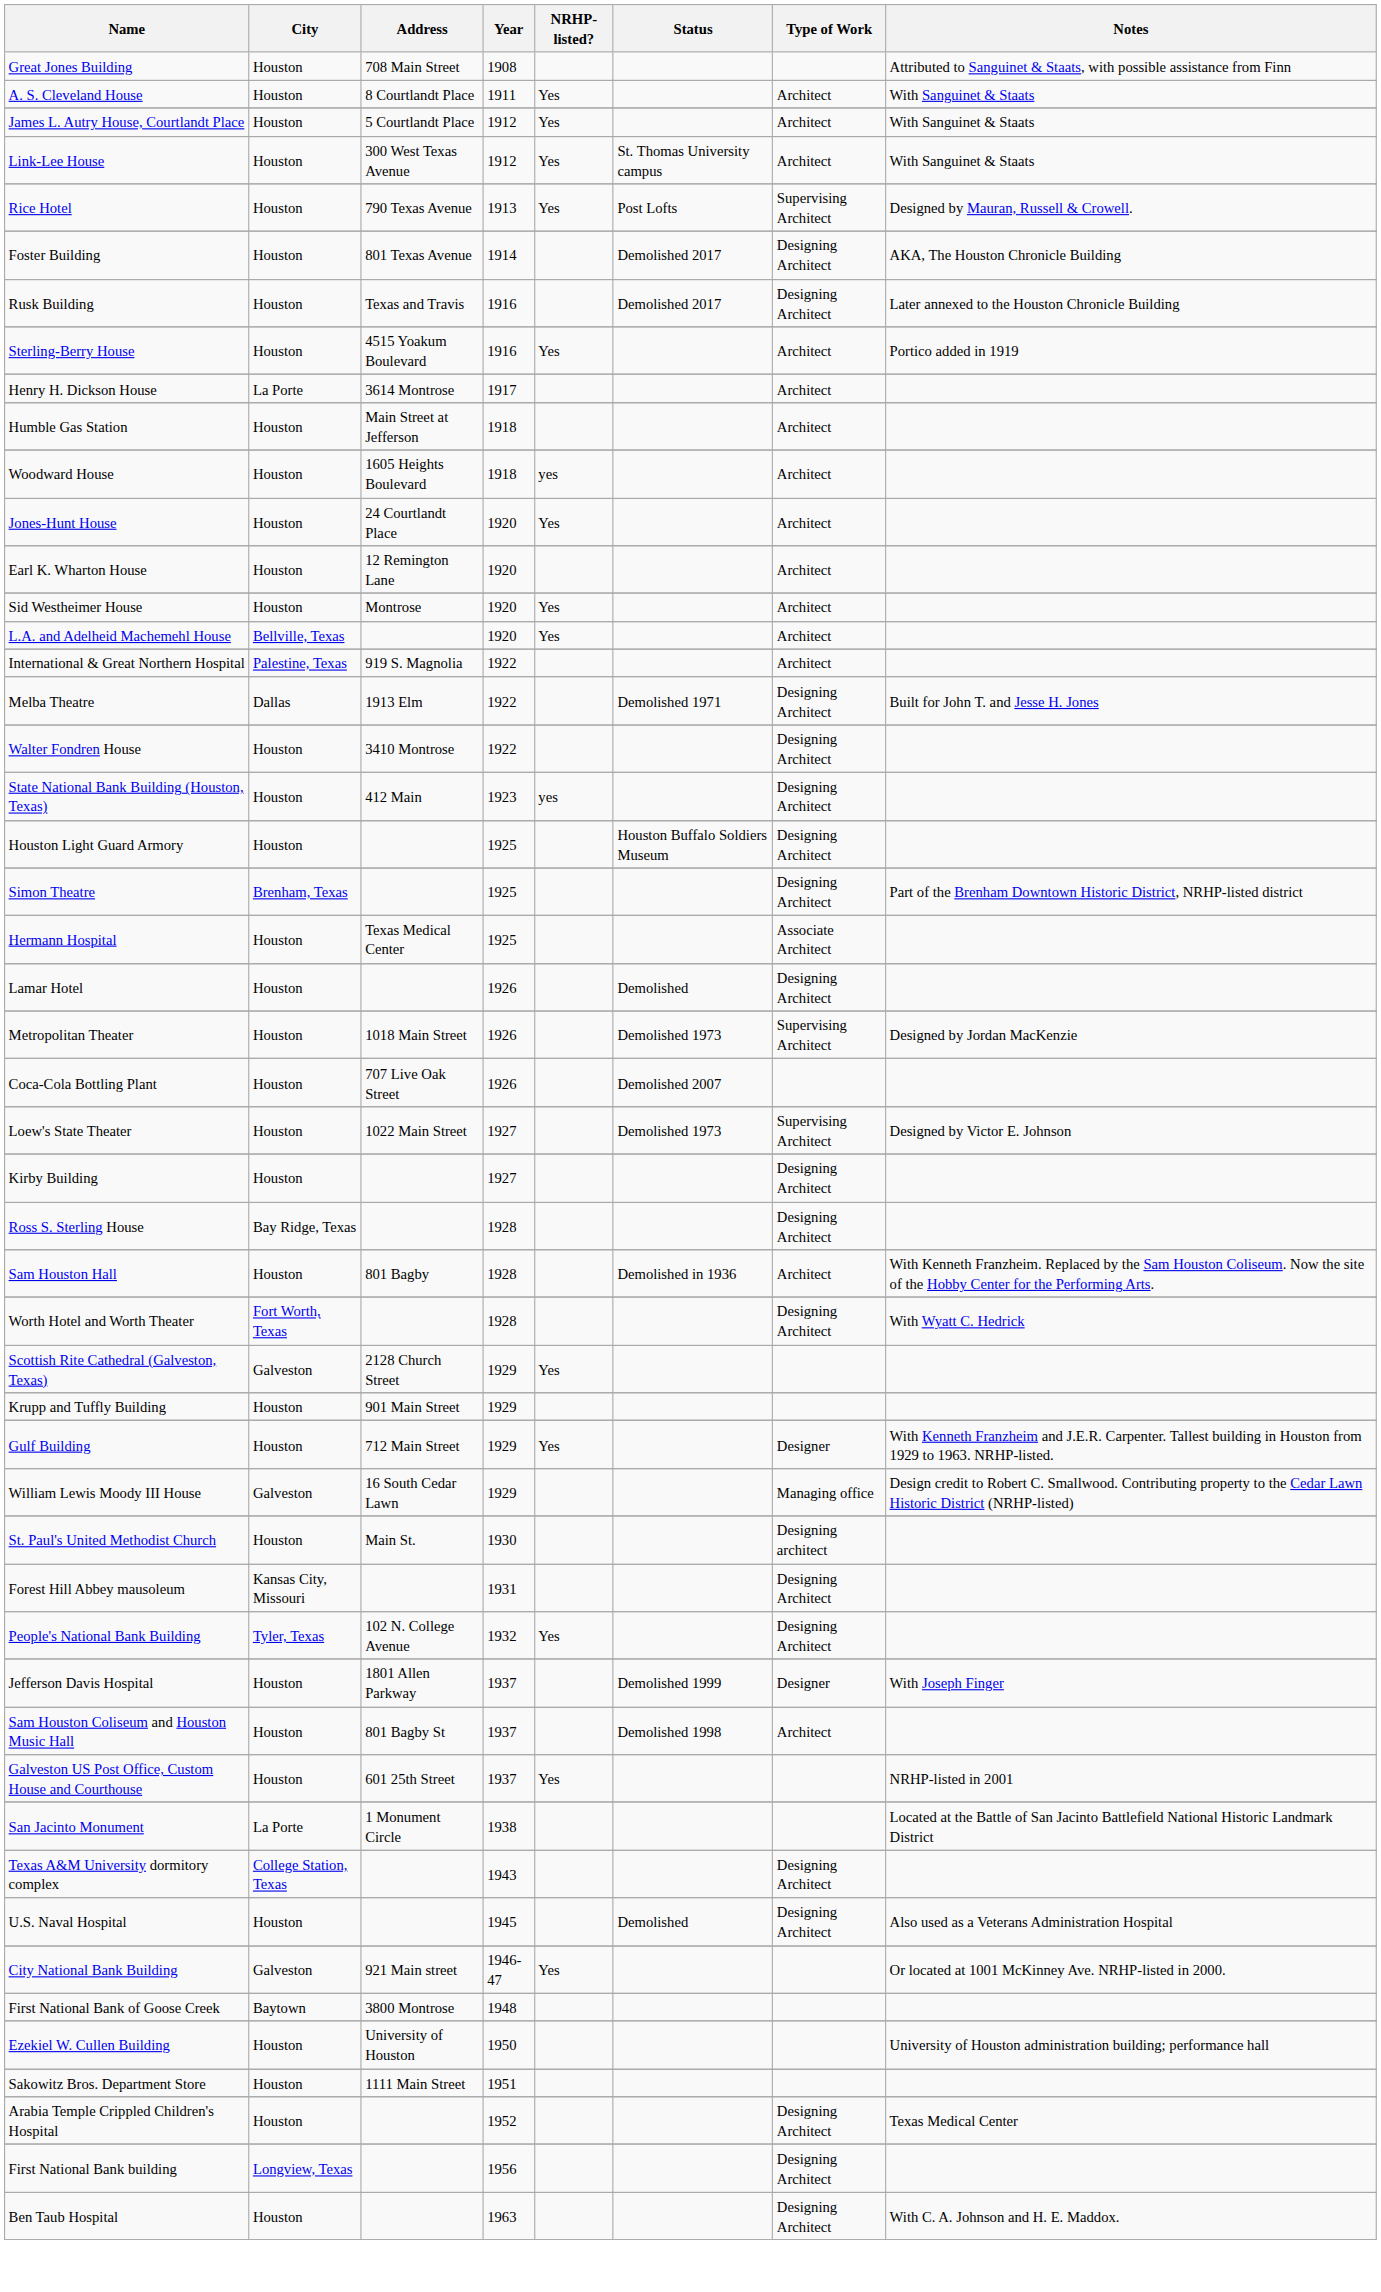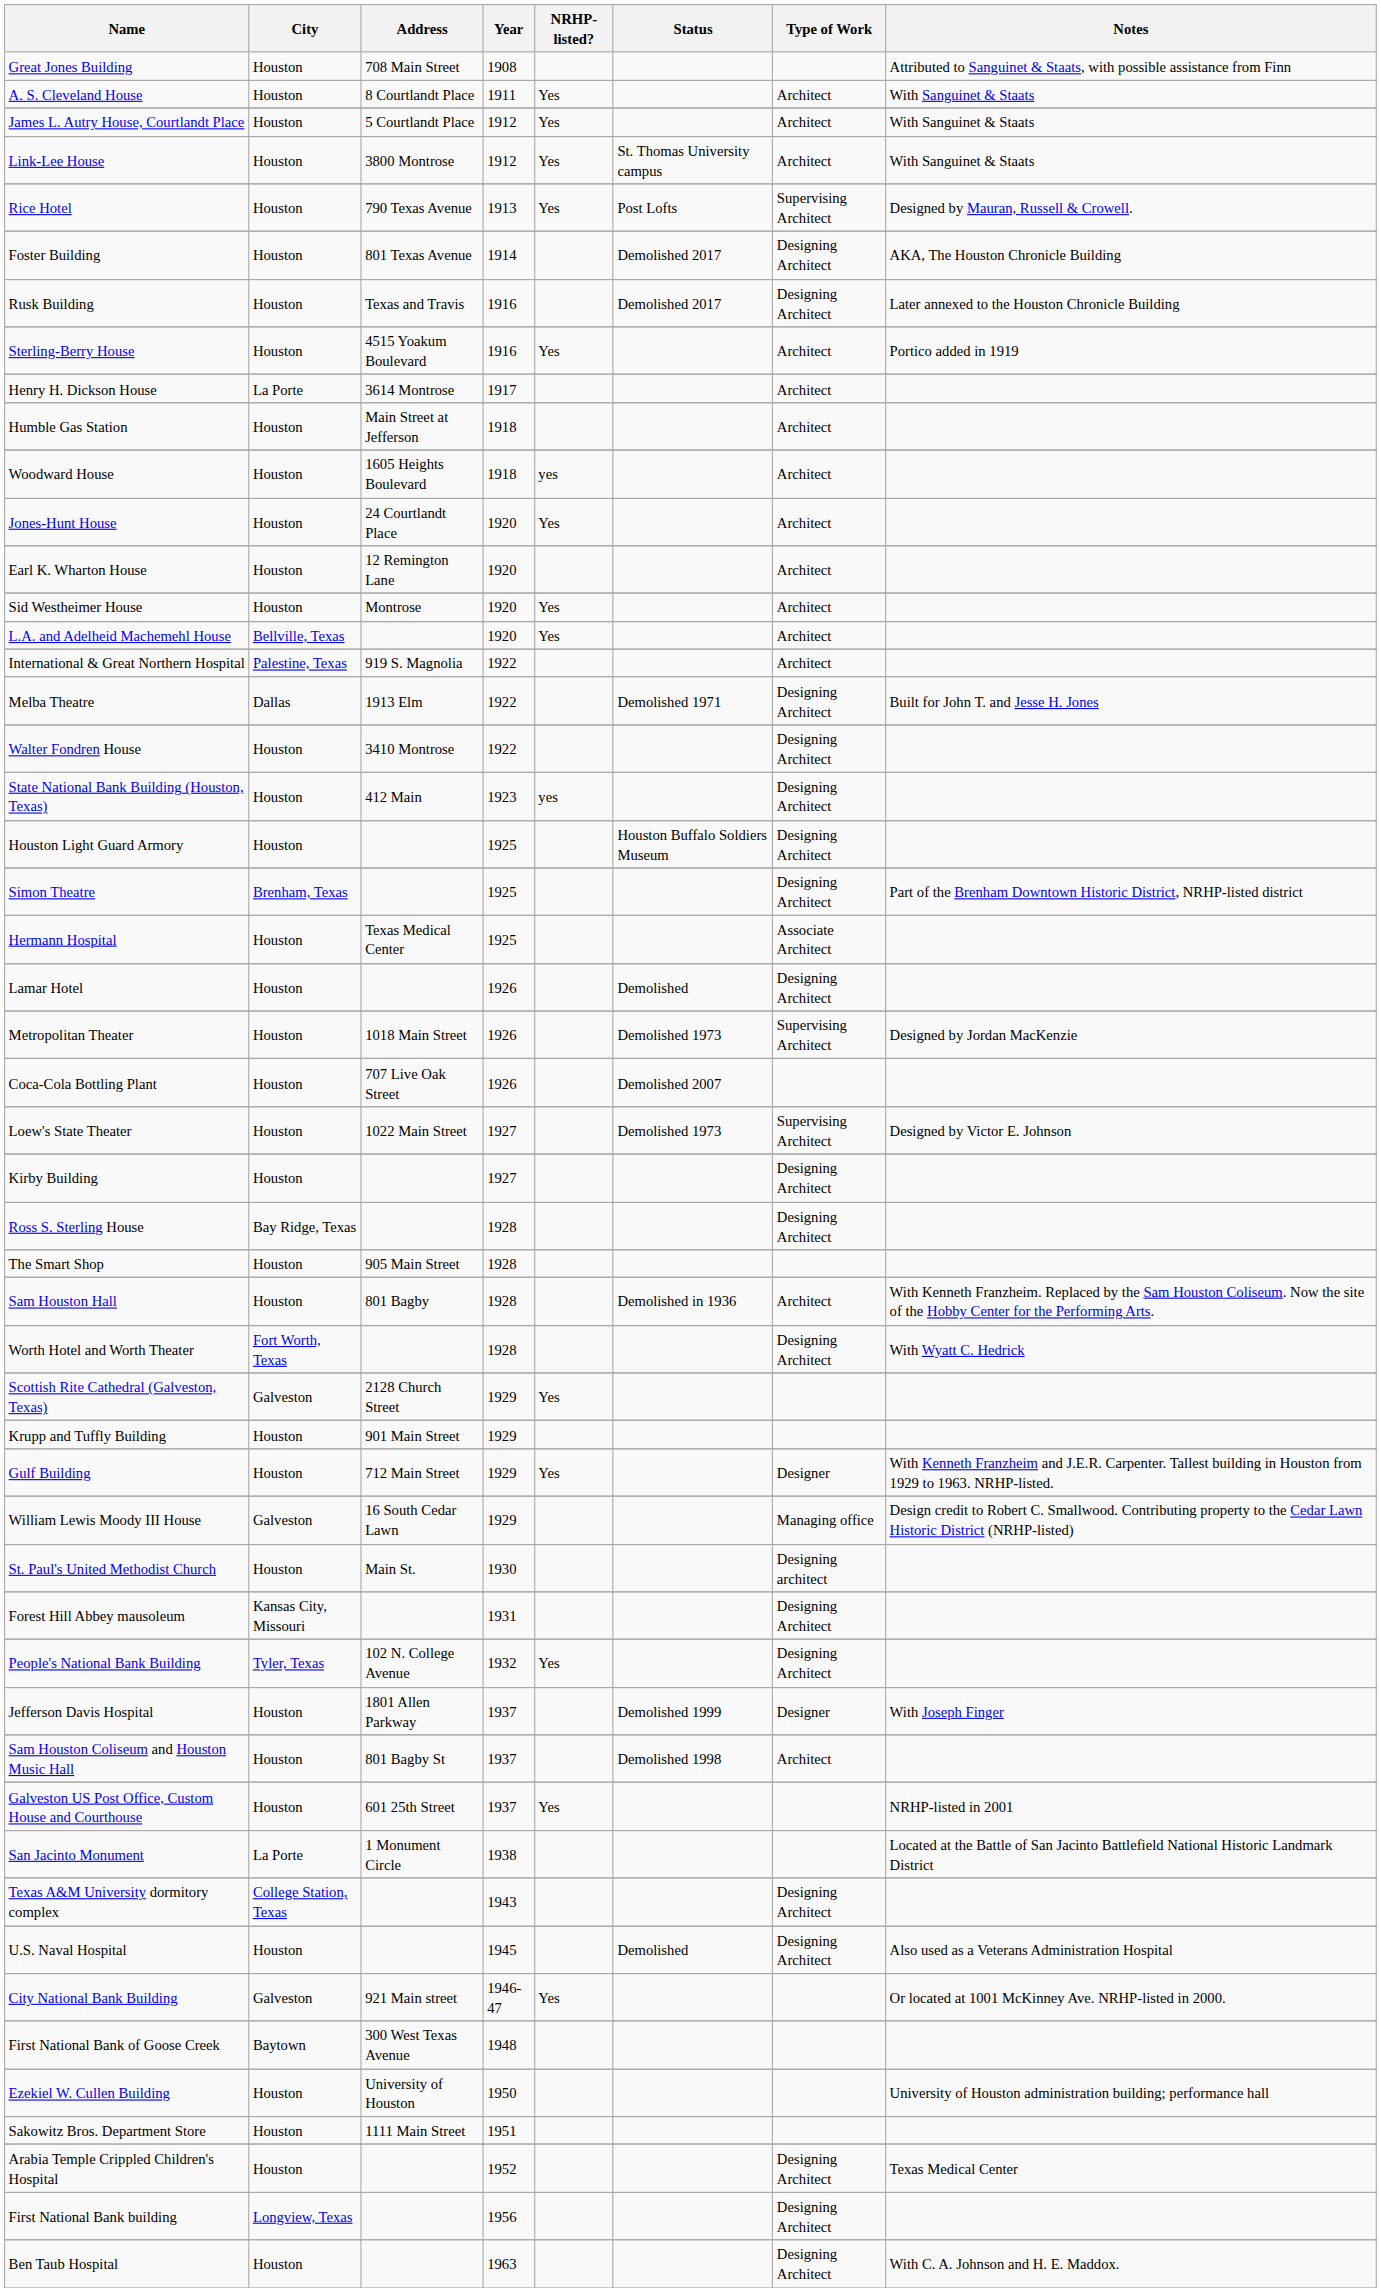(411, 160) 300 West Texas Avenue -> (410, 160) 3800 Montrose
+ row: (56, 1264)
(410, 2008) 3800 Montrose -> (411, 2046) 300 West Texas Avenue
